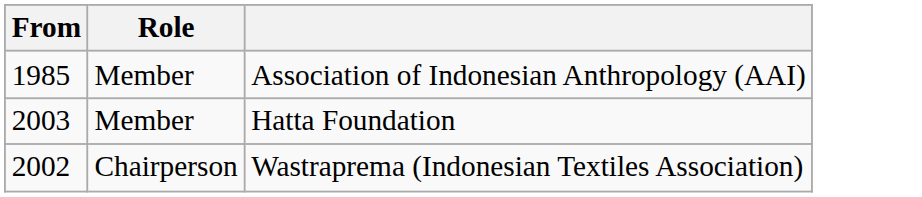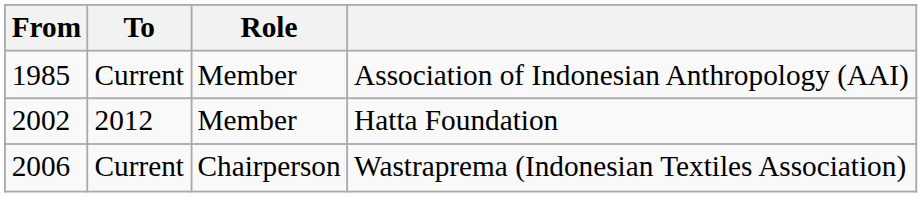+ column: (139, 27)
(41, 120) 2003 -> (41, 120) 2002
(41, 167) 2002 -> (41, 167) 2006
